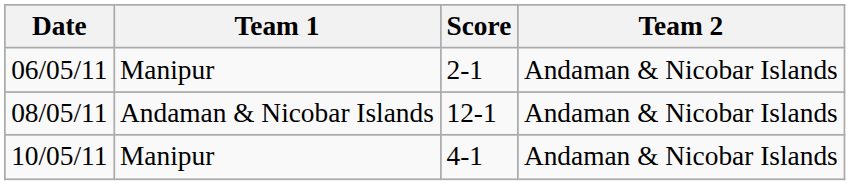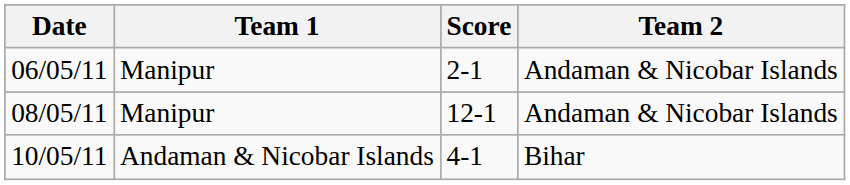(277, 112) Andaman & Nicobar Islands -> (167, 112) Manipur
(167, 156) Manipur -> (277, 156) Andaman & Nicobar Islands
(681, 156) Andaman & Nicobar Islands -> (554, 156) Bihar
